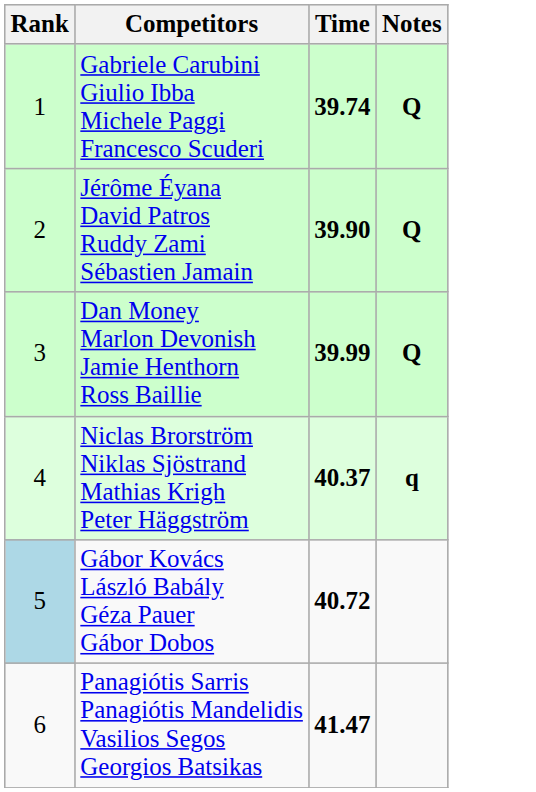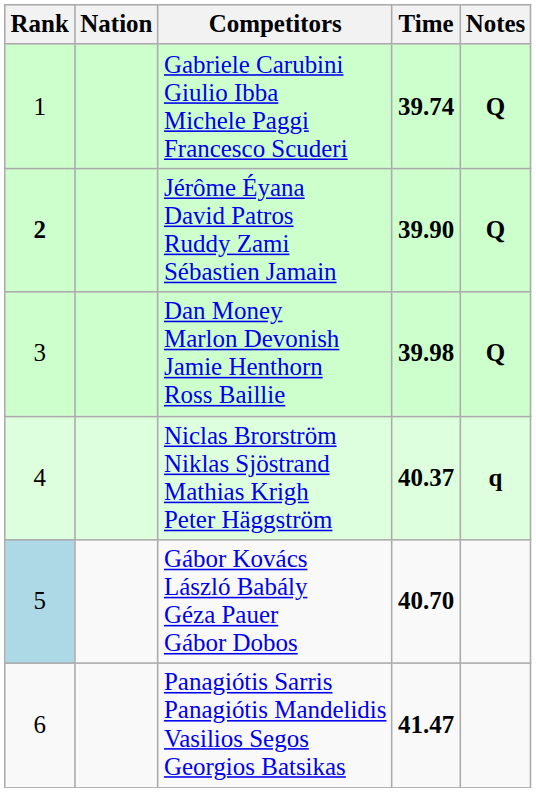+ column: (116, 24)
(40, 229) normal -> (40, 229) bold
(342, 353) 39.99 -> (426, 353) 39.98
(342, 601) 40.72 -> (426, 601) 40.70
